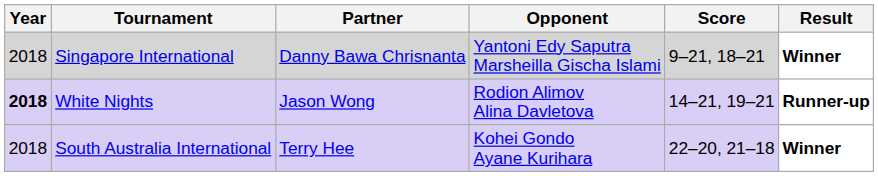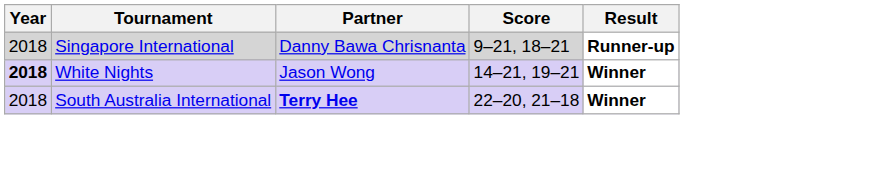- column: (567, 19)
(812, 56) Winner -> (631, 46) Runner-up
(826, 102) Runner-up -> (617, 73) Winner
(317, 149) normal -> (318, 101) bold
